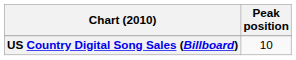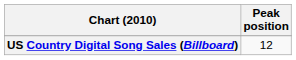(266, 45) 10 -> (266, 45) 12
